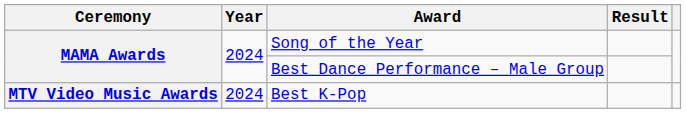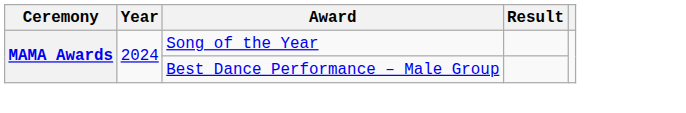- row: (319, 95)
